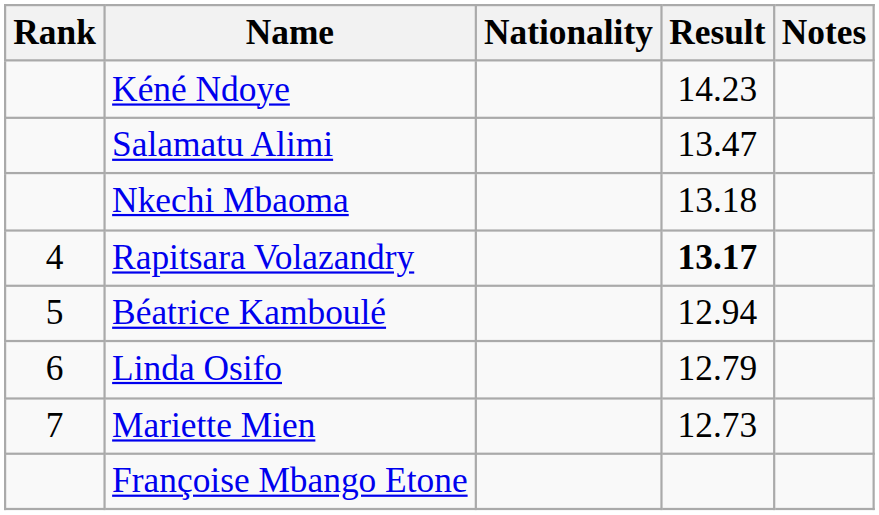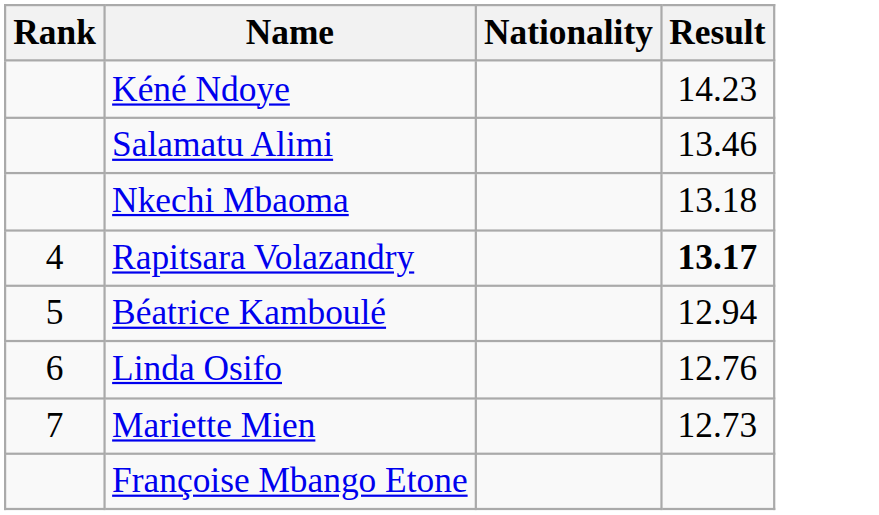- column: (824, 32)
(717, 144) 13.47 -> (717, 144) 13.46
(717, 369) 12.79 -> (717, 369) 12.76
